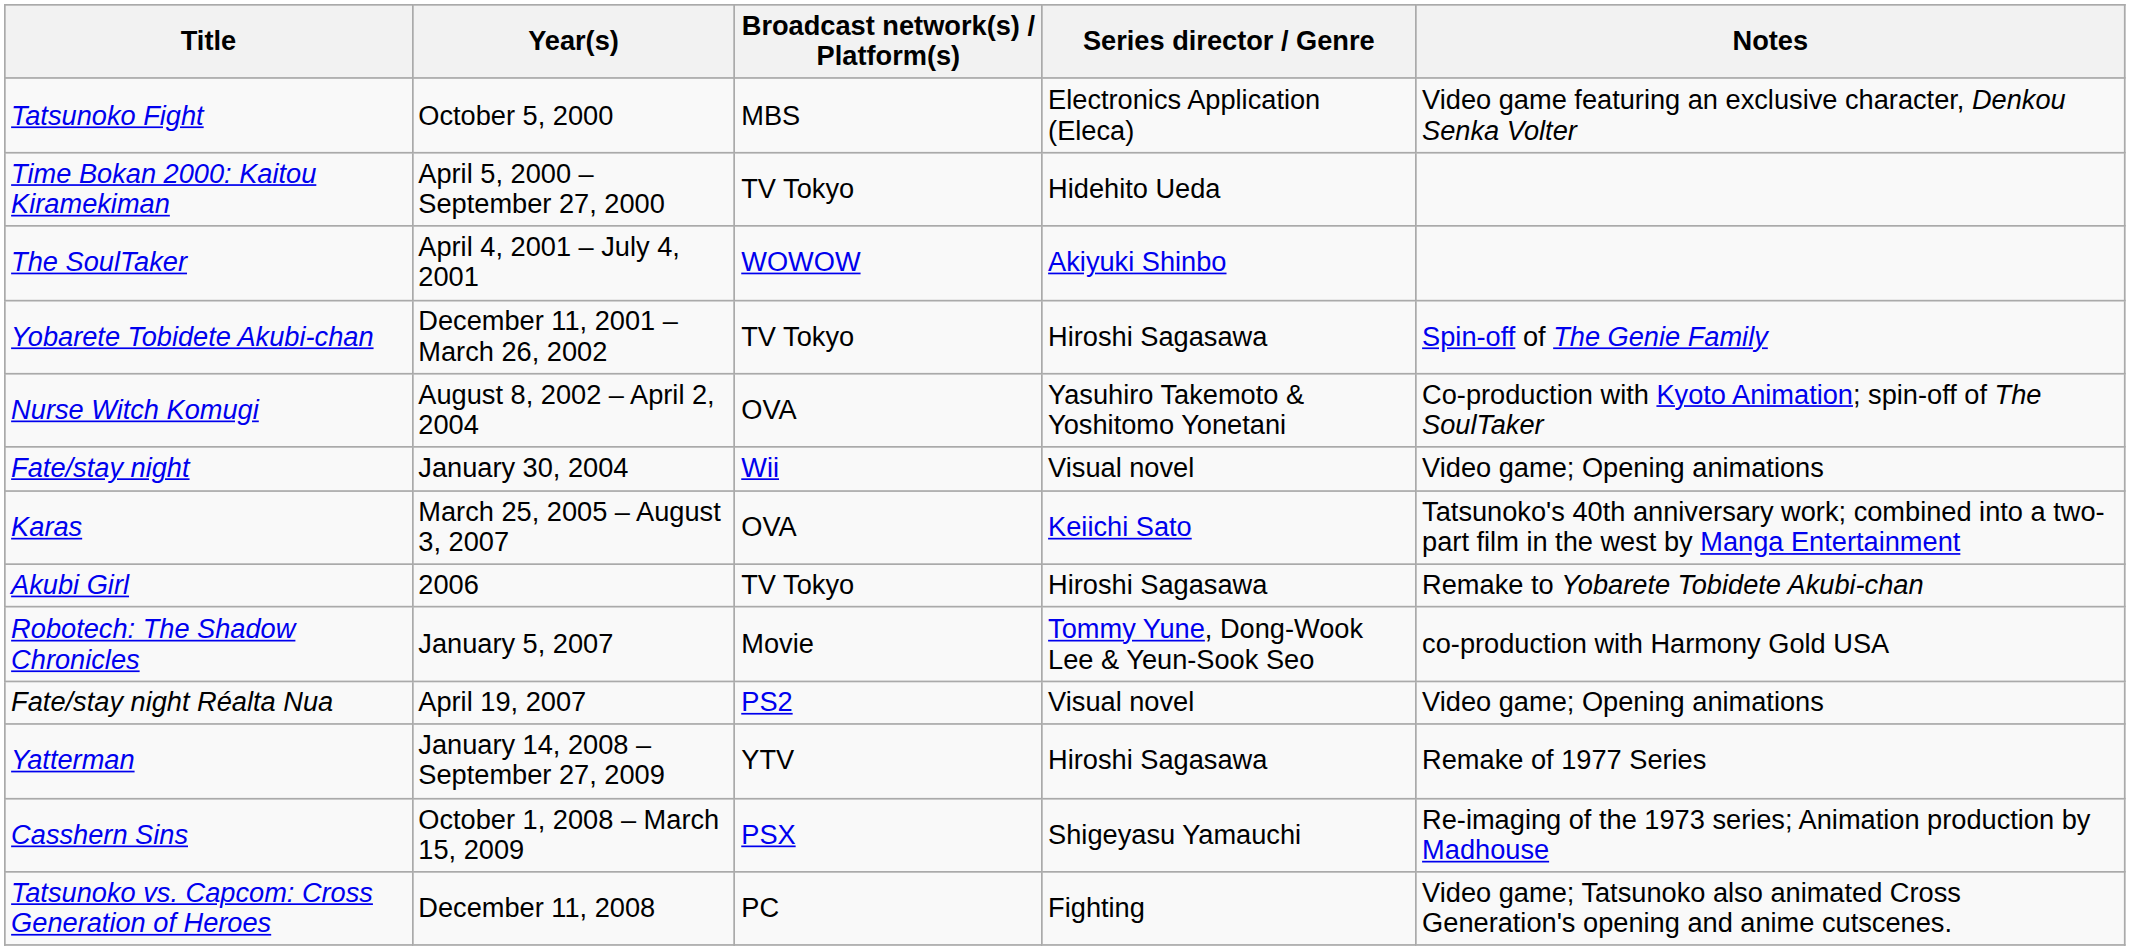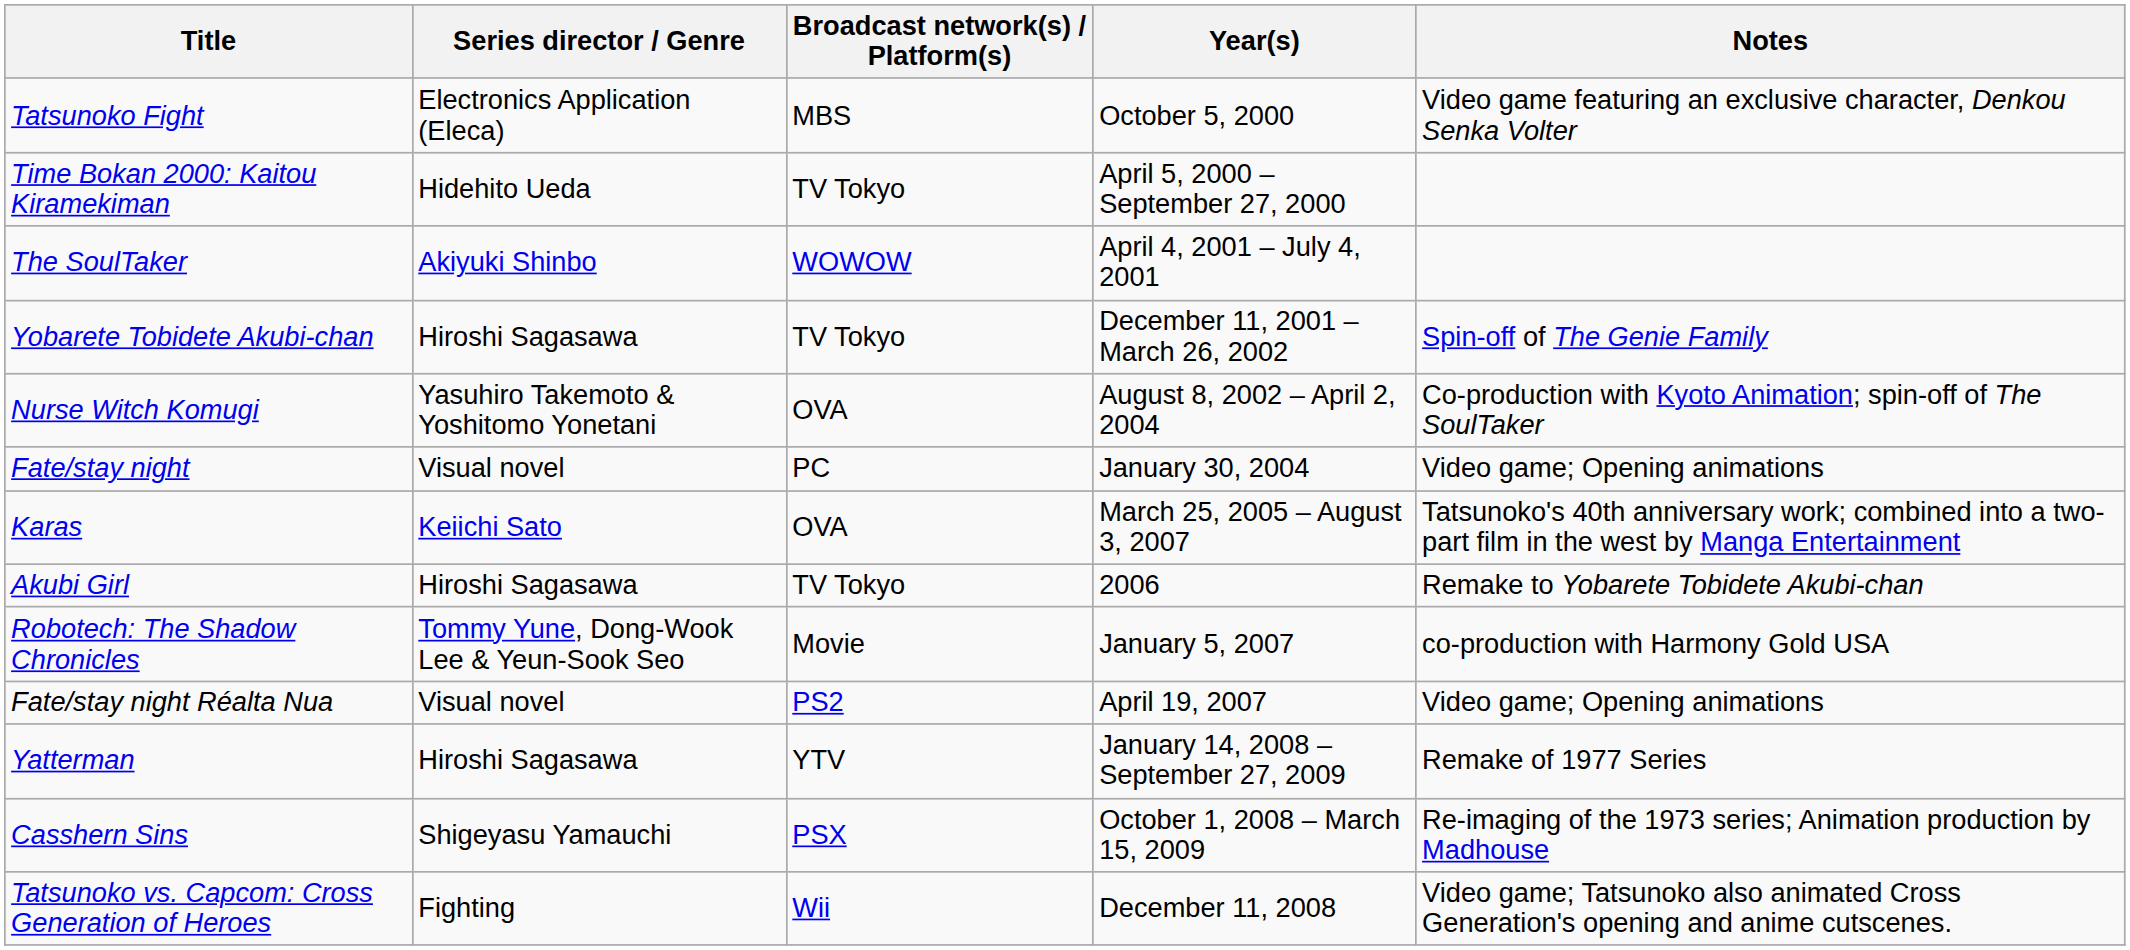columns swapped: (1229, 41) <-> (574, 41)
(760, 468) Wii -> (811, 468) PC
(760, 908) PC -> (811, 908) Wii
